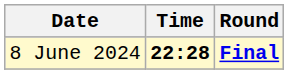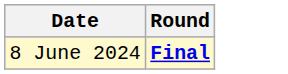- column: (180, 21)
